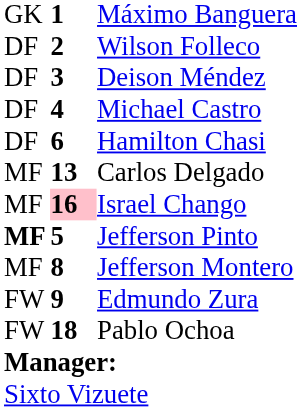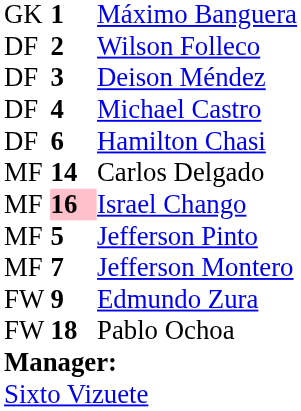(64, 172) 13 -> (64, 172) 14
(25, 235) bold -> (23, 235) normal
(57, 267) 8 -> (57, 267) 7
